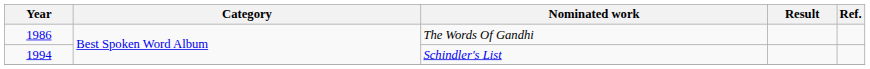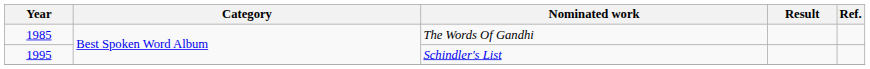(39, 34) 1986 -> (39, 34) 1985
(39, 54) 1994 -> (39, 54) 1995
